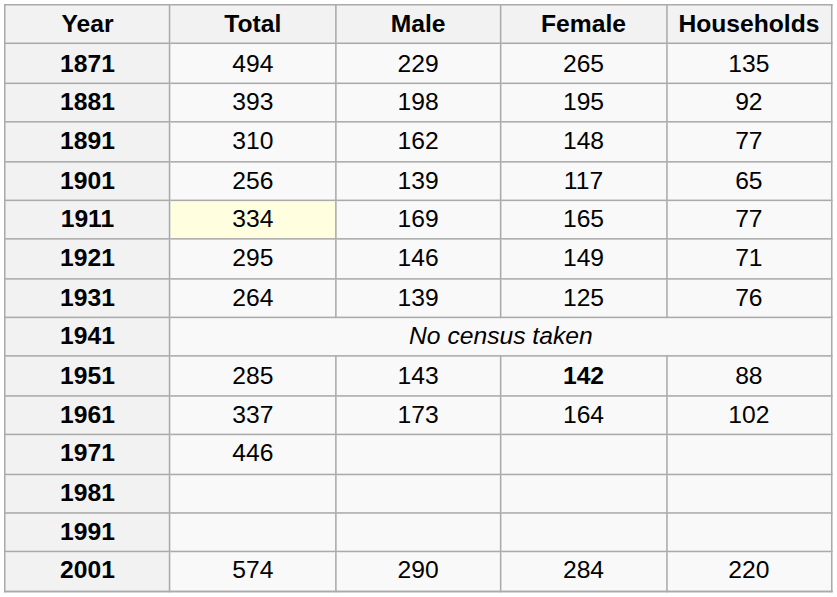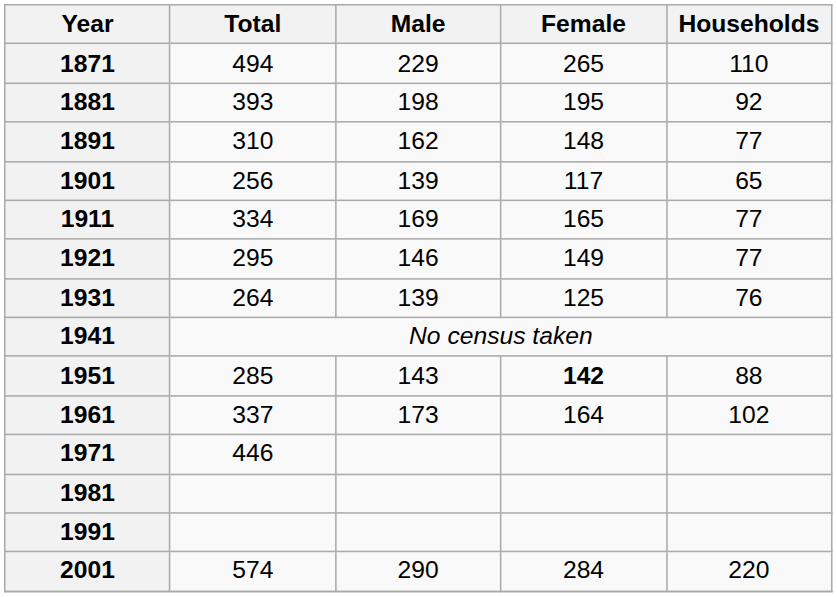(749, 63) 135 -> (749, 63) 110
(253, 219) lightyellow background -> (253, 219) no background
(749, 258) 71 -> (749, 258) 77
